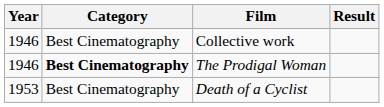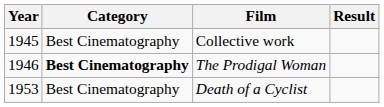(23, 41) 1946 -> (23, 41) 1945
